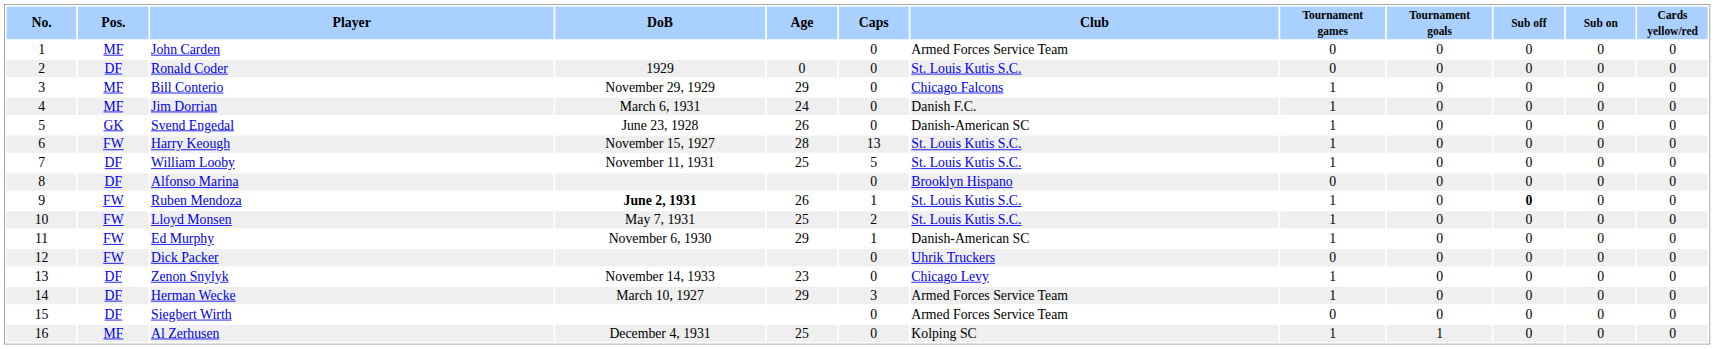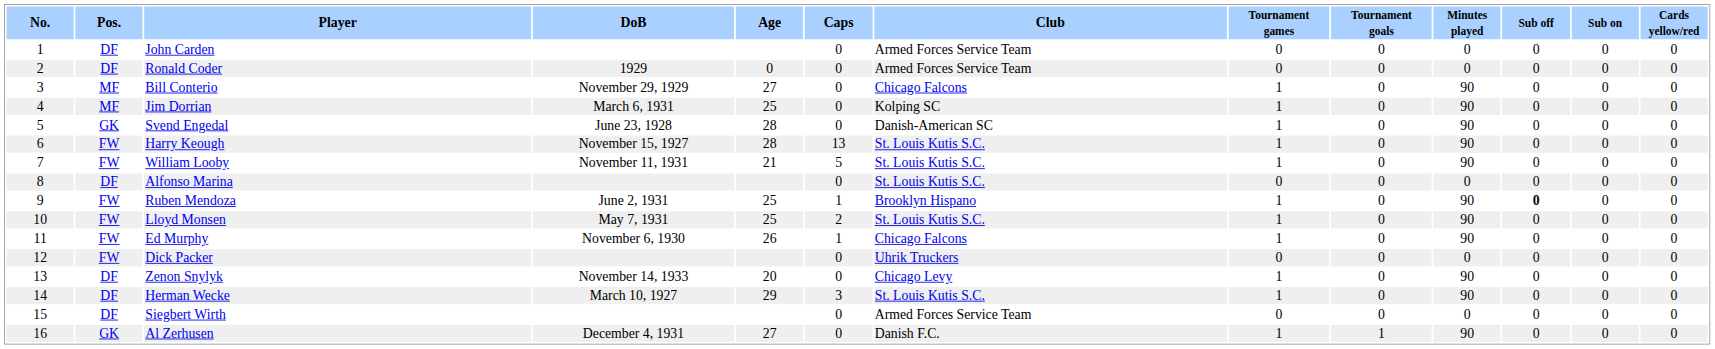+ column: (1467, 23)
(113, 49) MF -> (109, 49) DF
(966, 68) St. Louis Kutis S.C. -> (953, 68) Armed Forces Service Team
(802, 87) 29 -> (770, 87) 27
(802, 106) 24 -> (770, 106) 25
(944, 106) Danish F.C. -> (907, 106) Kolping SC
(802, 125) 26 -> (770, 125) 28
(113, 163) DF -> (109, 163) FW
(802, 163) 25 -> (770, 163) 21
(962, 182) Brooklyn Hispano -> (930, 182) St. Louis Kutis S.C.
(660, 201) bold -> (633, 201) normal
(802, 201) 26 -> (770, 201) 25
(966, 201) St. Louis Kutis S.C. -> (925, 201) Brooklyn Hispano
(802, 238) 29 -> (770, 238) 26
(970, 238) Danish-American SC -> (921, 238) Chicago Falcons
(802, 276) 23 -> (770, 276) 20
(990, 295) Armed Forces Service Team -> (930, 295) St. Louis Kutis S.C.
(113, 333) MF -> (109, 333) GK
(802, 333) 25 -> (770, 333) 27
(944, 333) Kolping SC -> (907, 333) Danish F.C.
